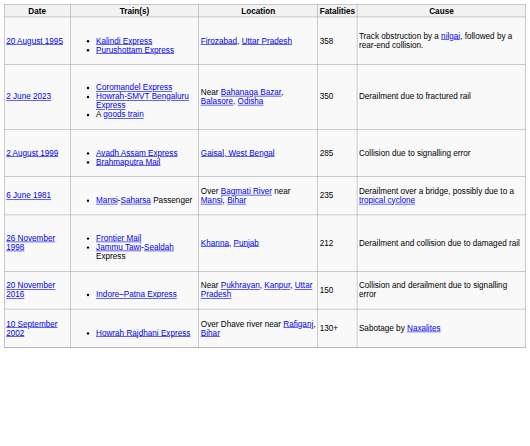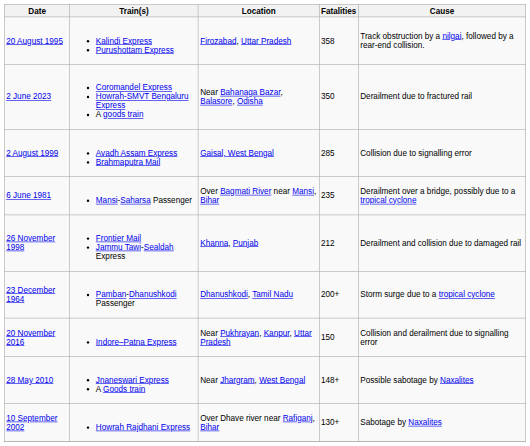+ row: (31, 294)
+ row: (30, 380)
